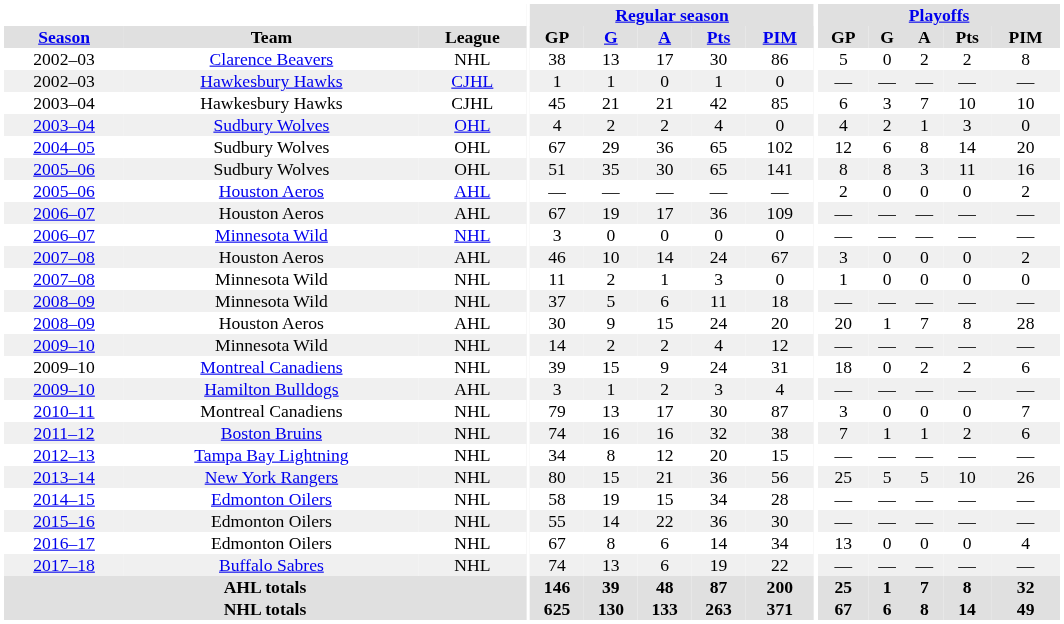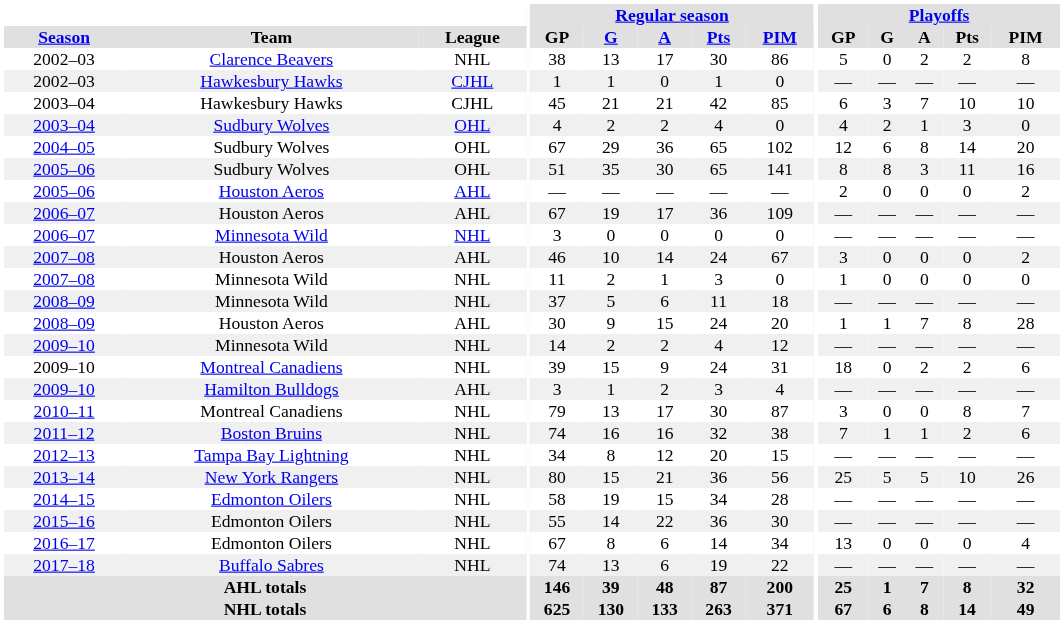(843, 322) 20 -> (843, 322) 1
(967, 410) 0 -> (967, 410) 8
